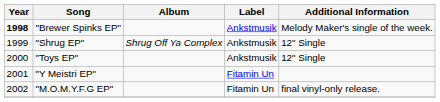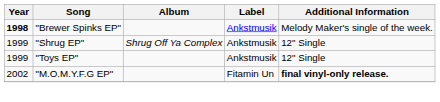(17, 58) 2000 -> (17, 58) 1999
- row: (66, 74)
(331, 89) normal -> (335, 74) bold
